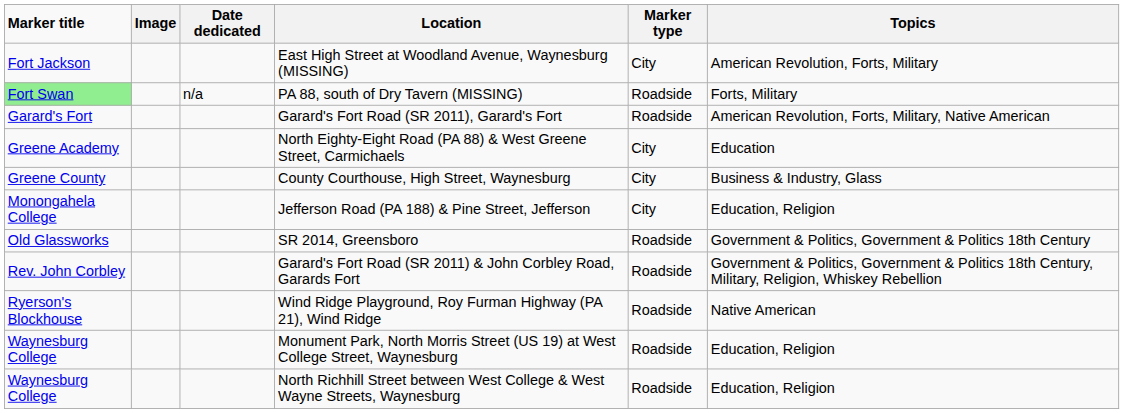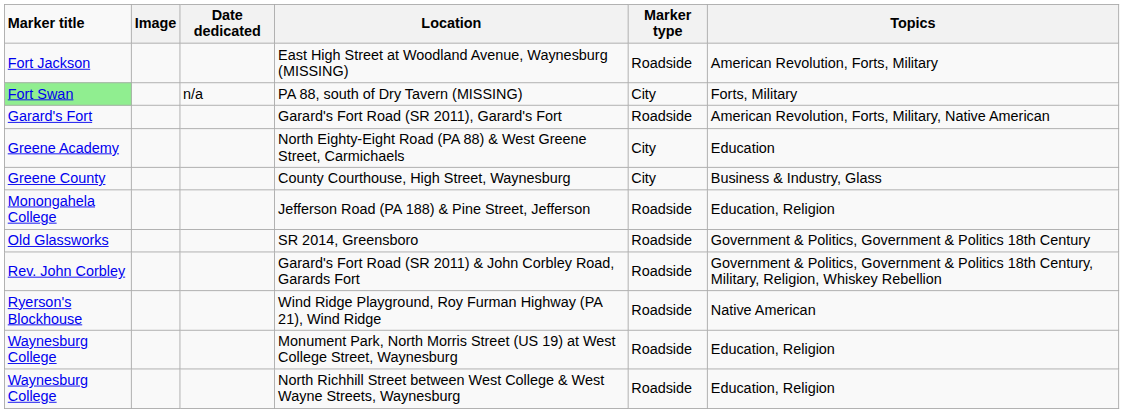(644, 63) City -> (662, 63) Roadside
(662, 93) Roadside -> (644, 93) City
(644, 209) City -> (662, 209) Roadside
